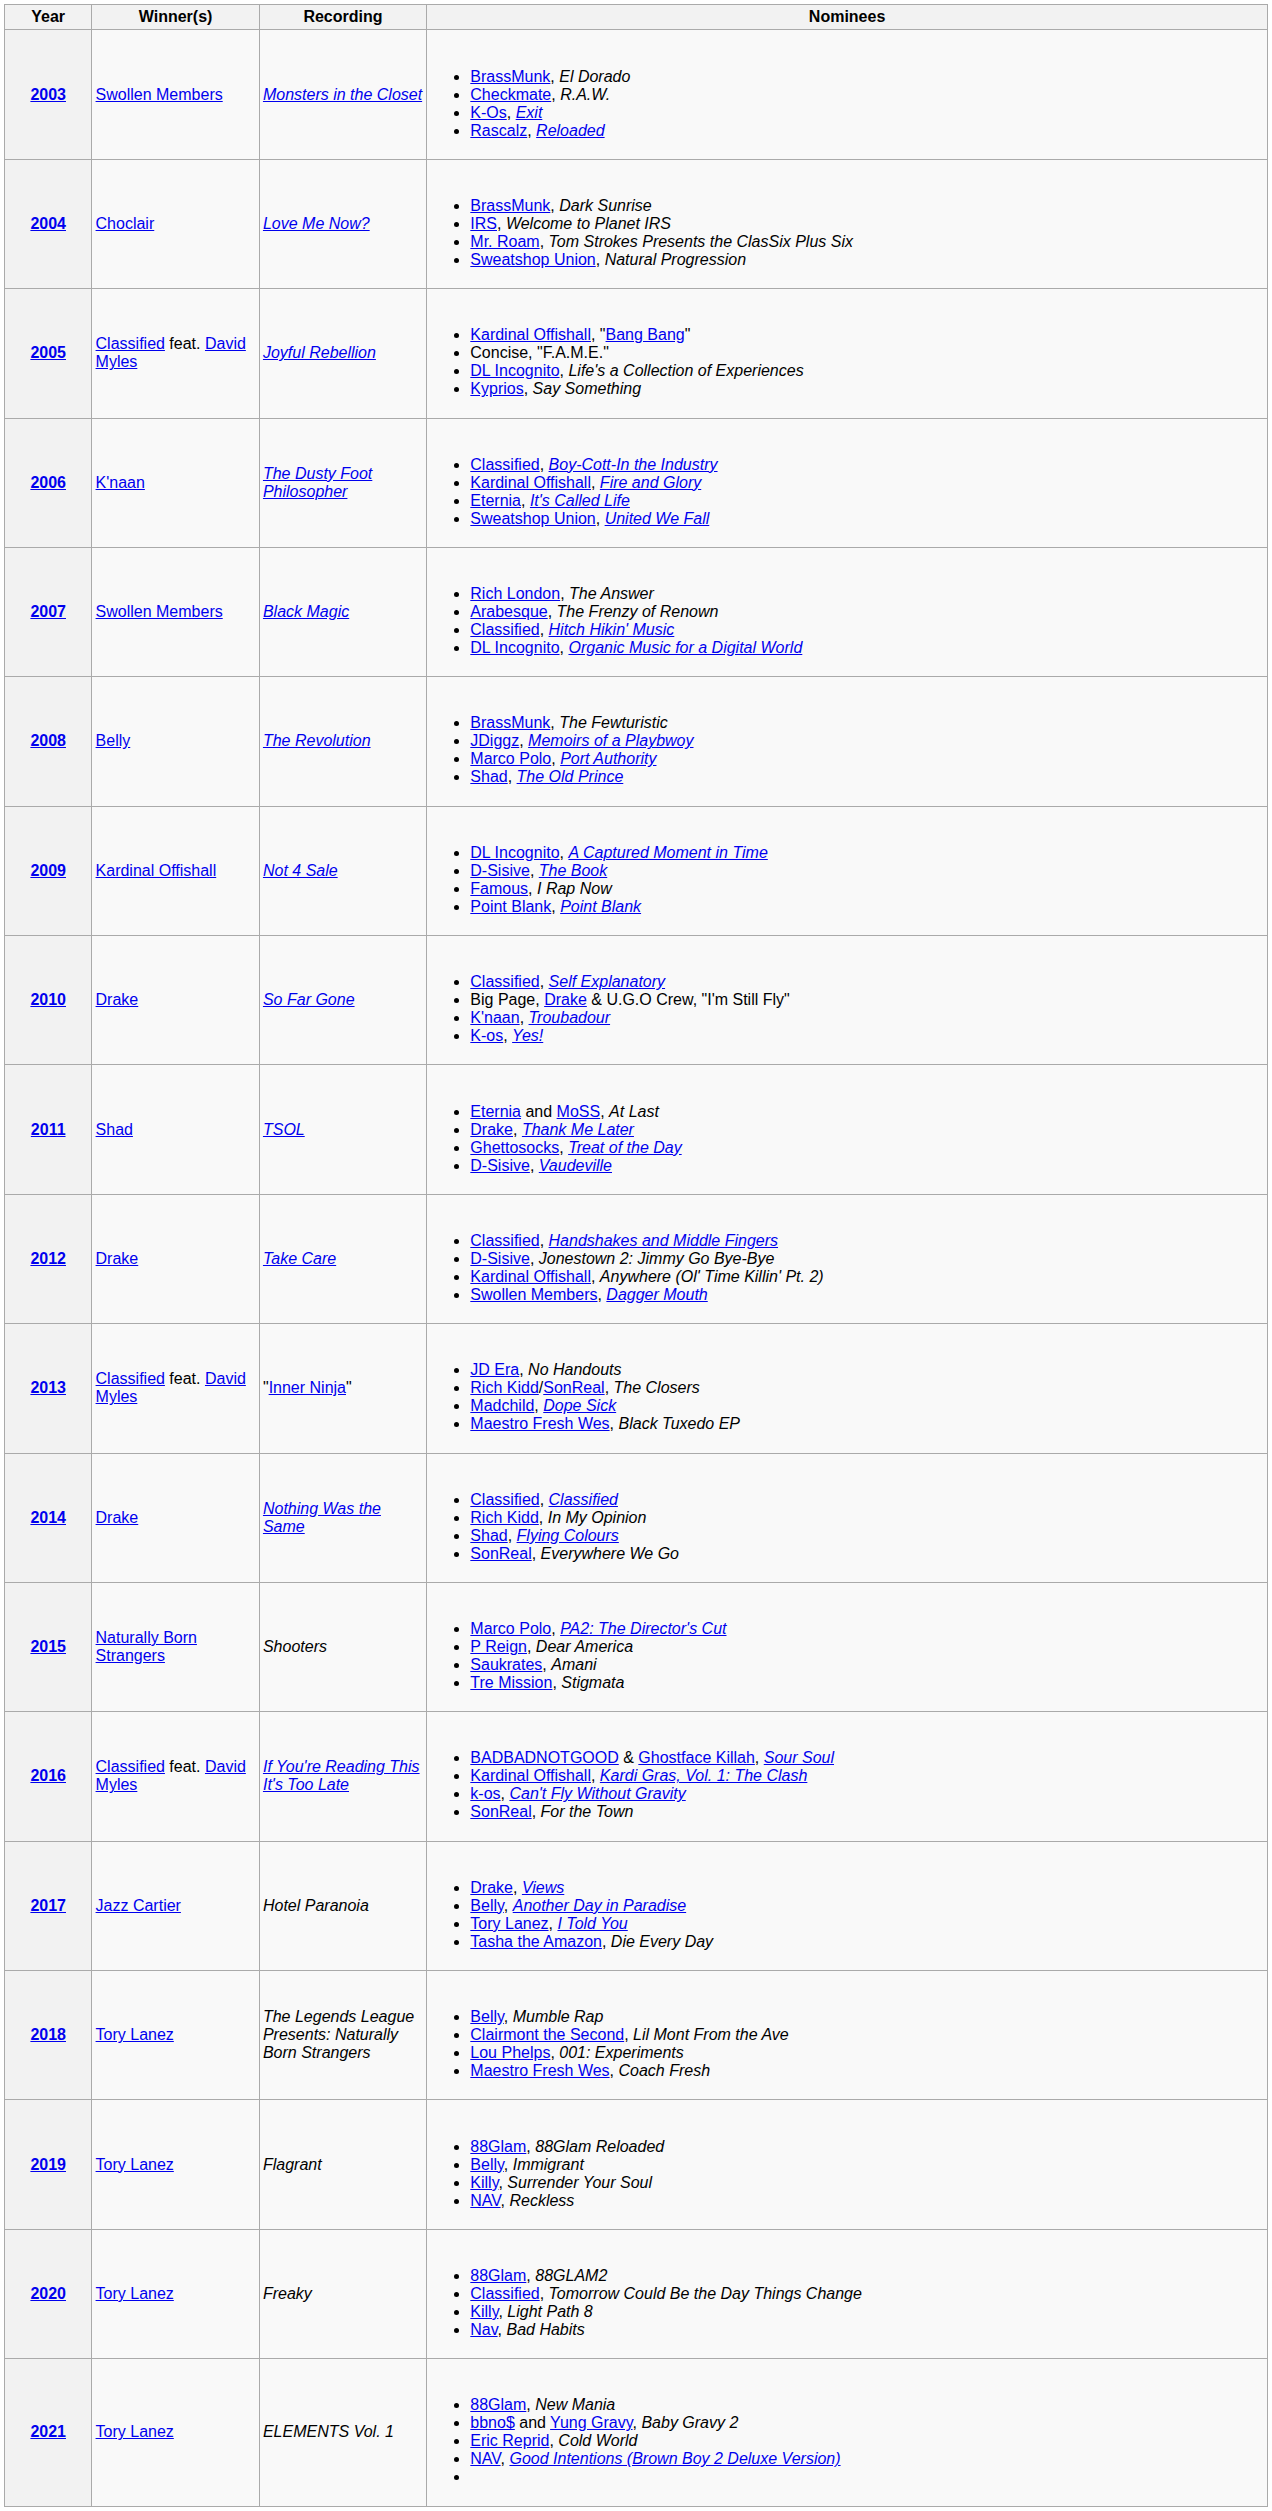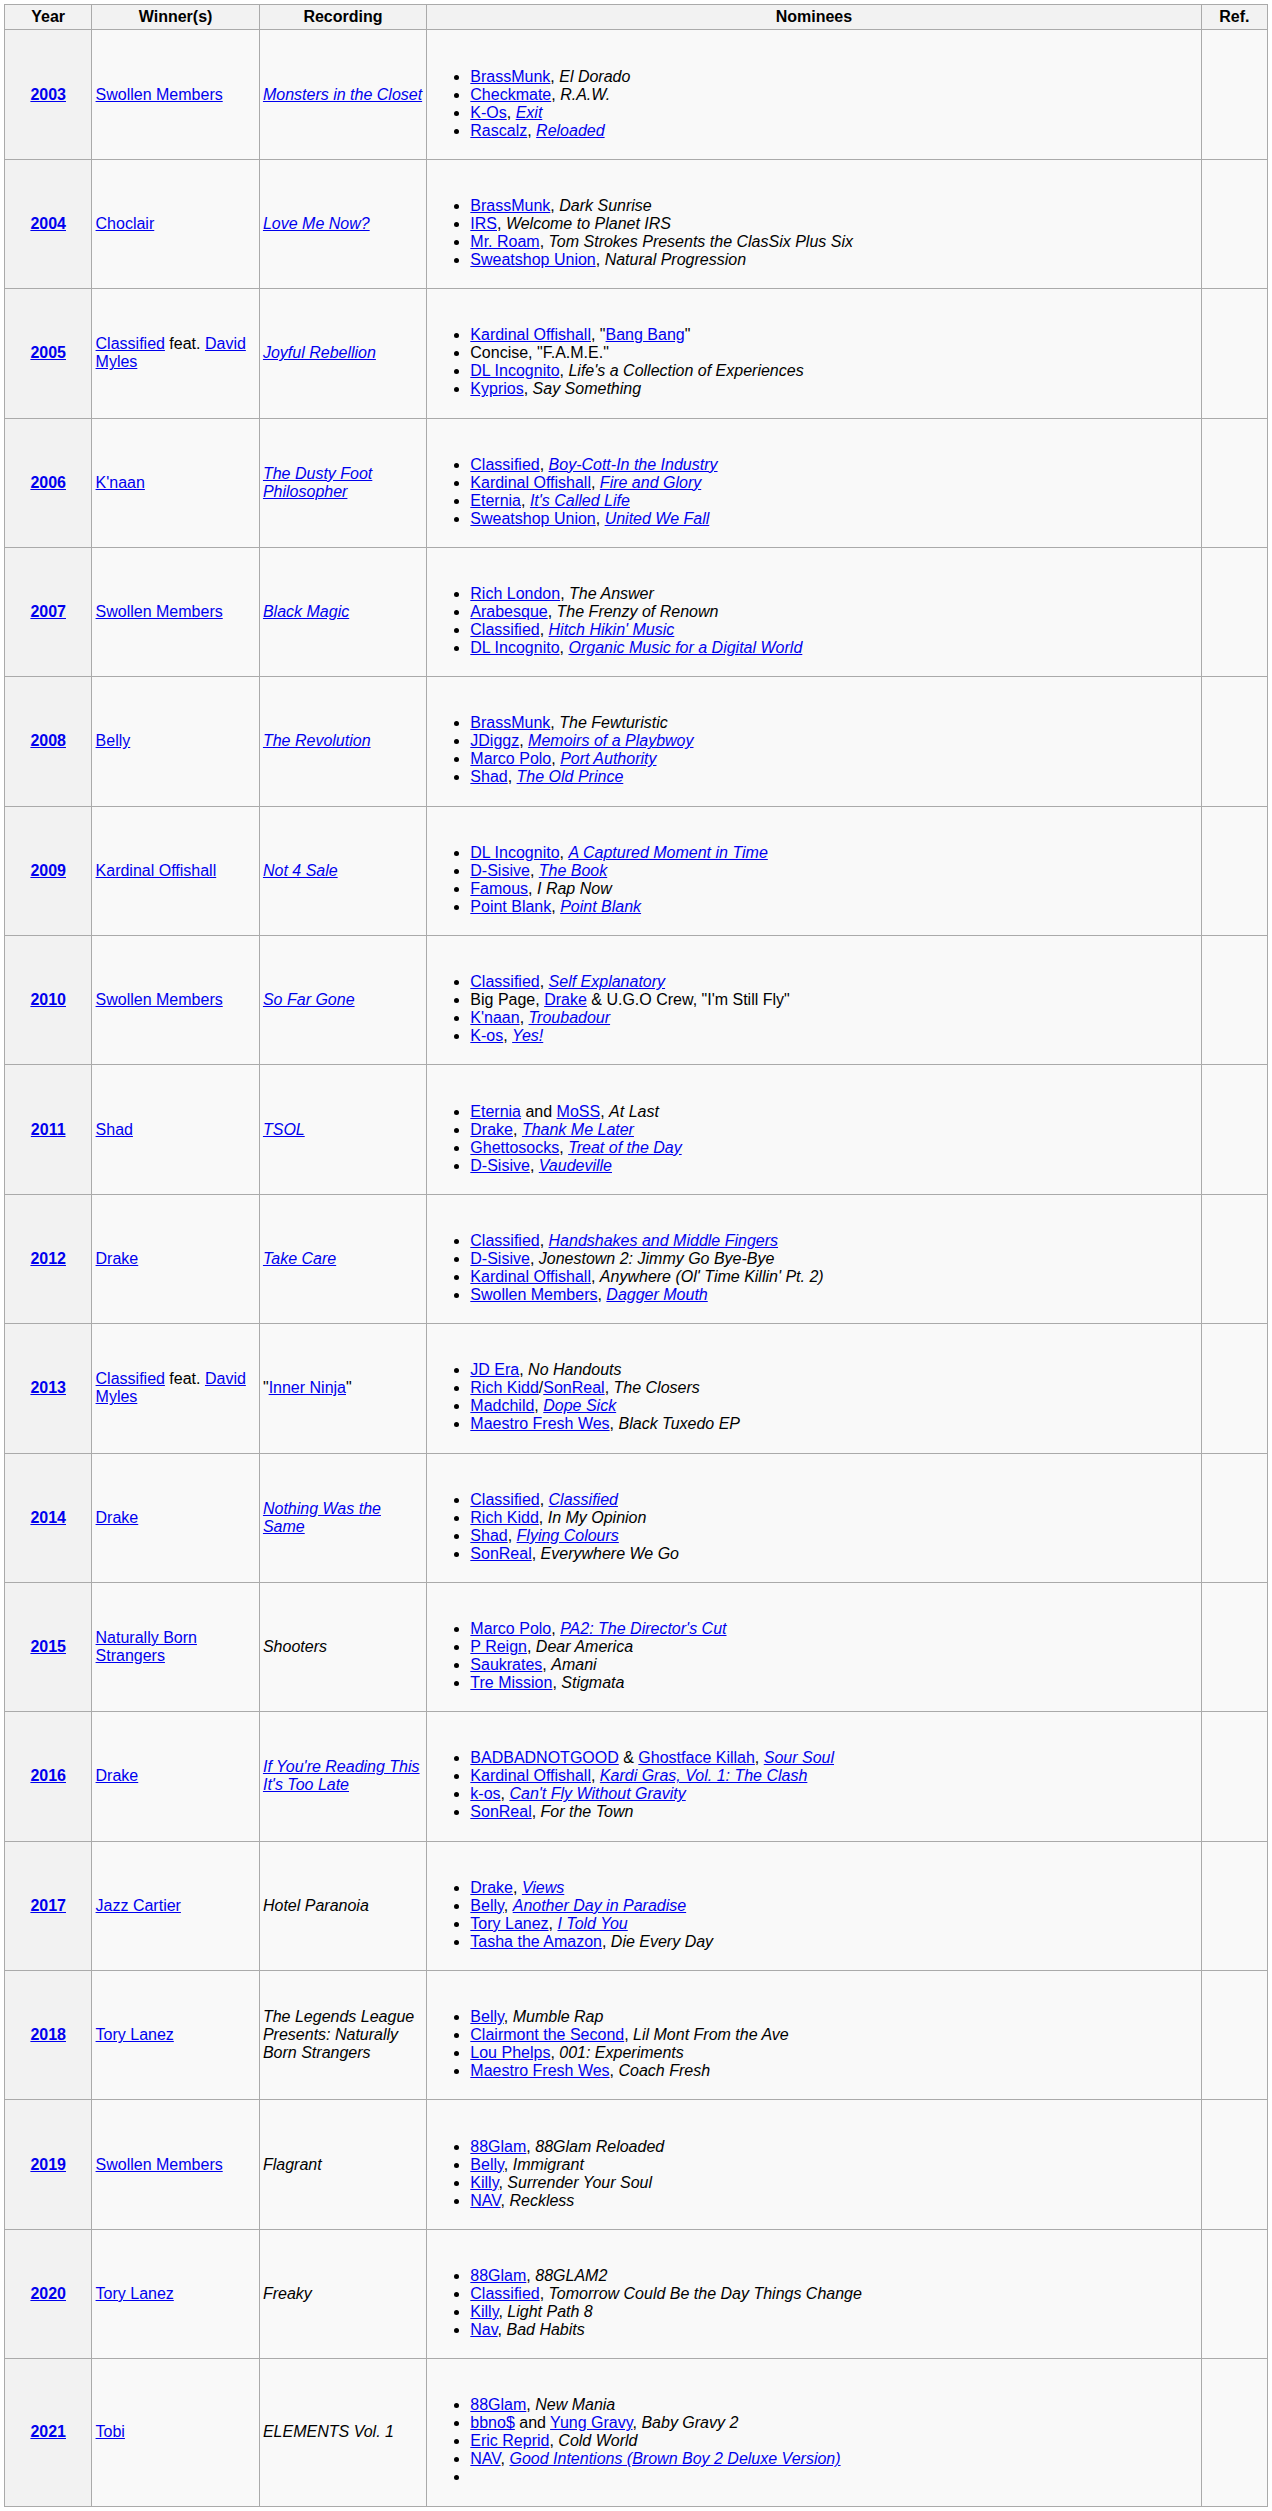+ column: (1234, 17)
(117, 1000) Drake -> (159, 1000) Swollen Members
(171, 1776) Classified feat. David Myles -> (117, 1776) Drake
(135, 2164) Tory Lanez -> (159, 2164) Swollen Members
(135, 2432) Tory Lanez -> (110, 2432) Tobi
